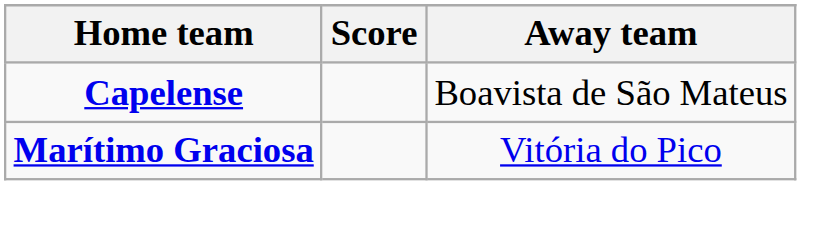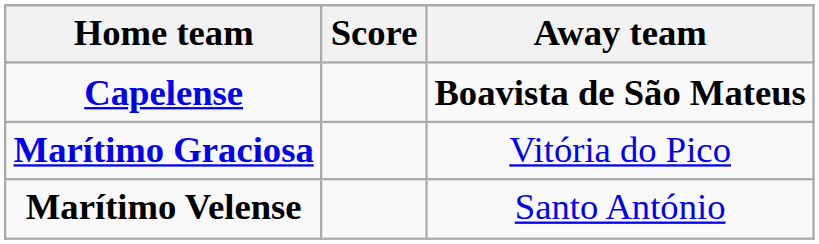(611, 91) normal -> (620, 91) bold
+ row: (164, 207)
